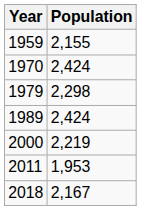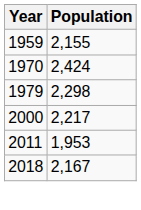- row: (26, 117)
(71, 142) 2,219 -> (71, 117) 2,217
